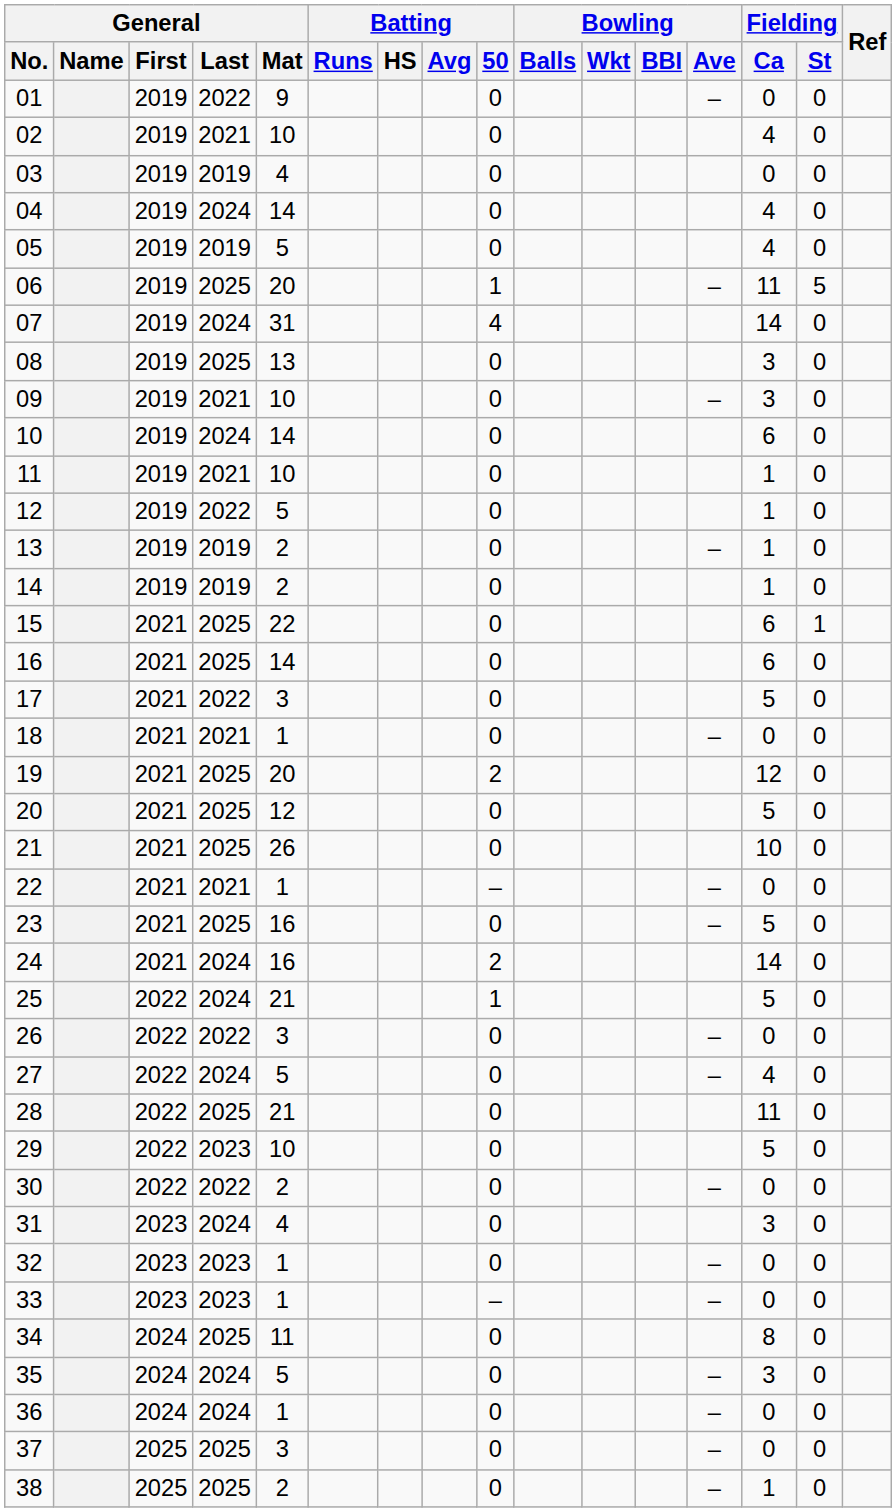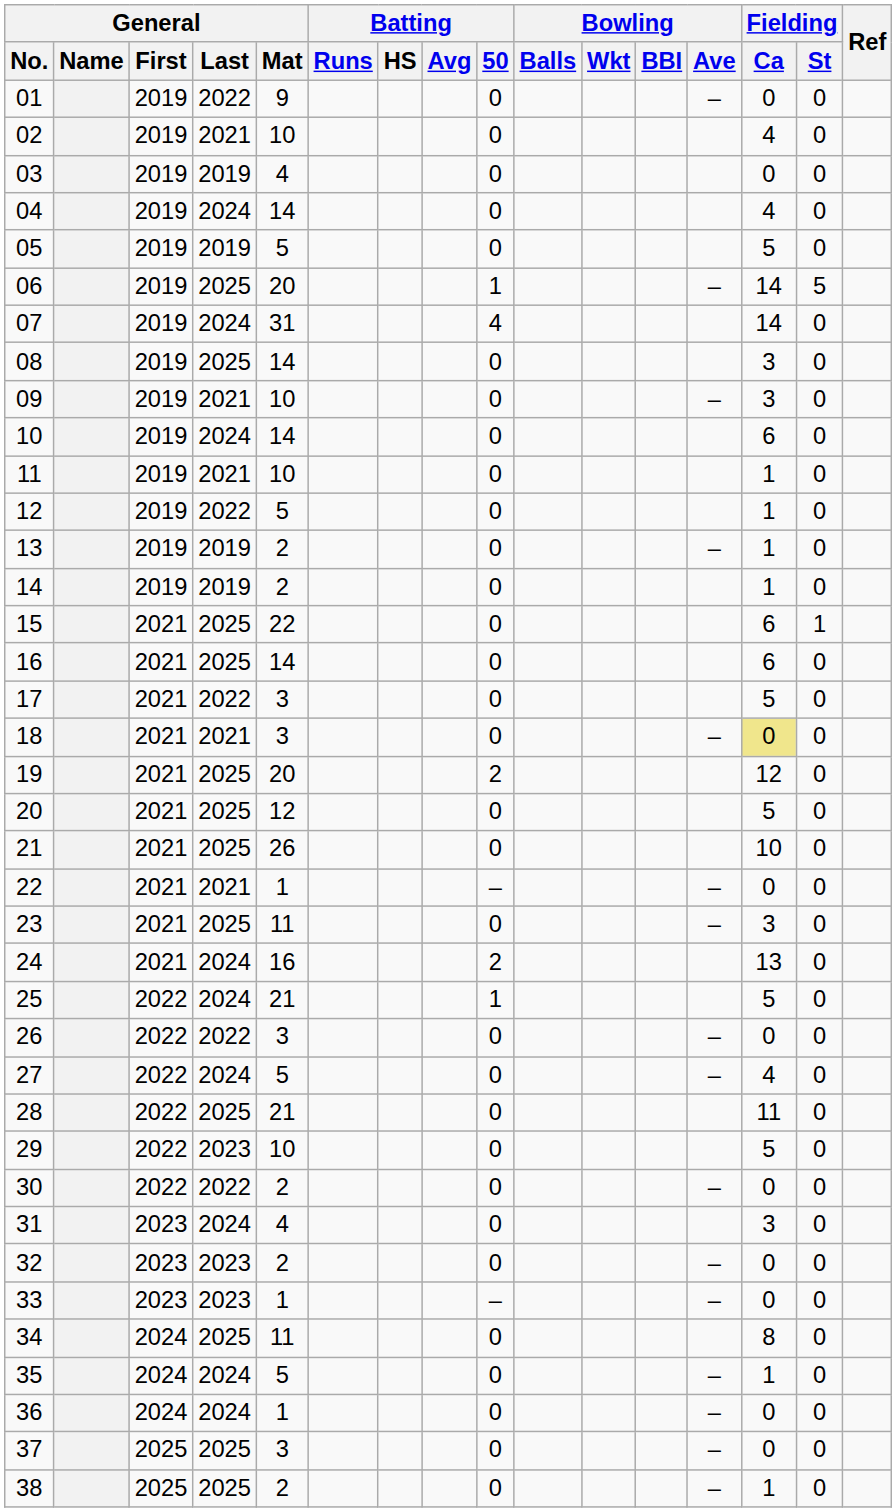(769, 248) 4 -> (769, 248) 5
(769, 286) 11 -> (769, 286) 14
(282, 361) 13 -> (282, 361) 14
(282, 736) 1 -> (282, 736) 3
(769, 736) no background -> (769, 736) khaki background
(282, 924) 16 -> (282, 924) 11
(769, 924) 5 -> (769, 924) 3
(769, 962) 14 -> (769, 962) 13
(282, 1262) 1 -> (282, 1262) 2
(769, 1375) 3 -> (769, 1375) 1
